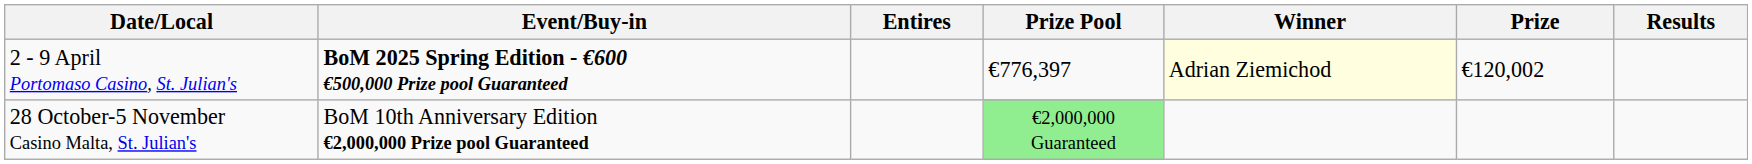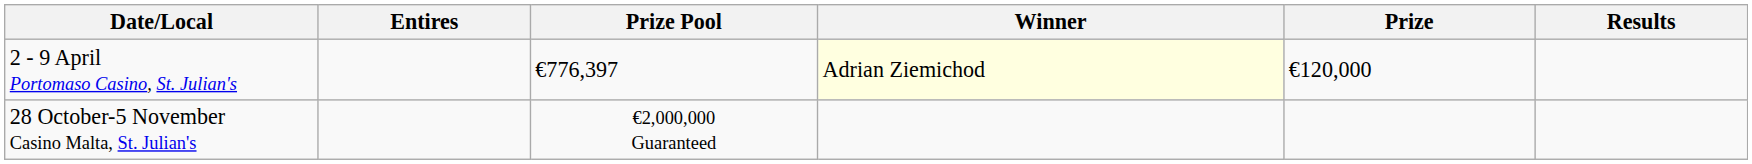- column: (584, 22)
(1503, 69) €120,002 -> (1330, 69) €120,000
(1073, 130) lightgreen background -> (674, 130) no background
